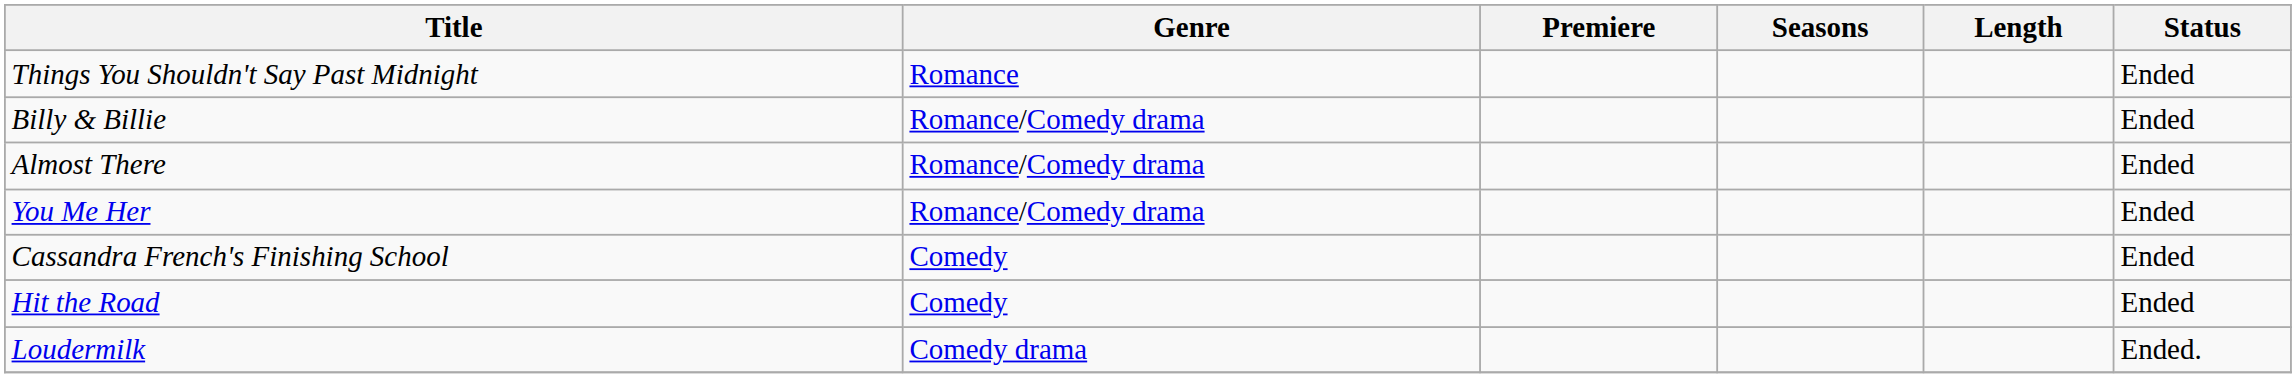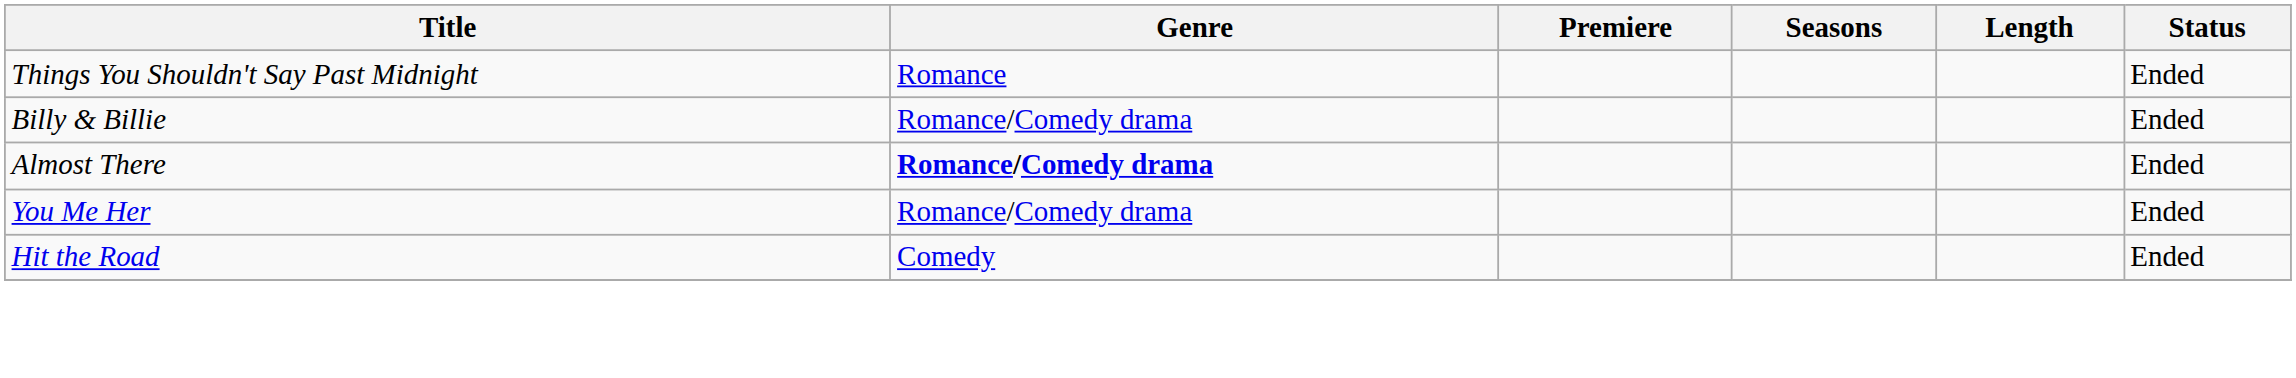(1057, 165) normal -> (1055, 165) bold
- row: (230, 257)
- row: (78, 348)
